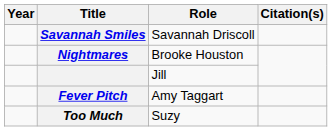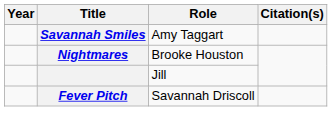(203, 34) Savannah Driscoll -> (187, 34) Amy Taggart
(187, 95) Amy Taggart -> (203, 95) Savannah Driscoll
- row: (93, 116)
